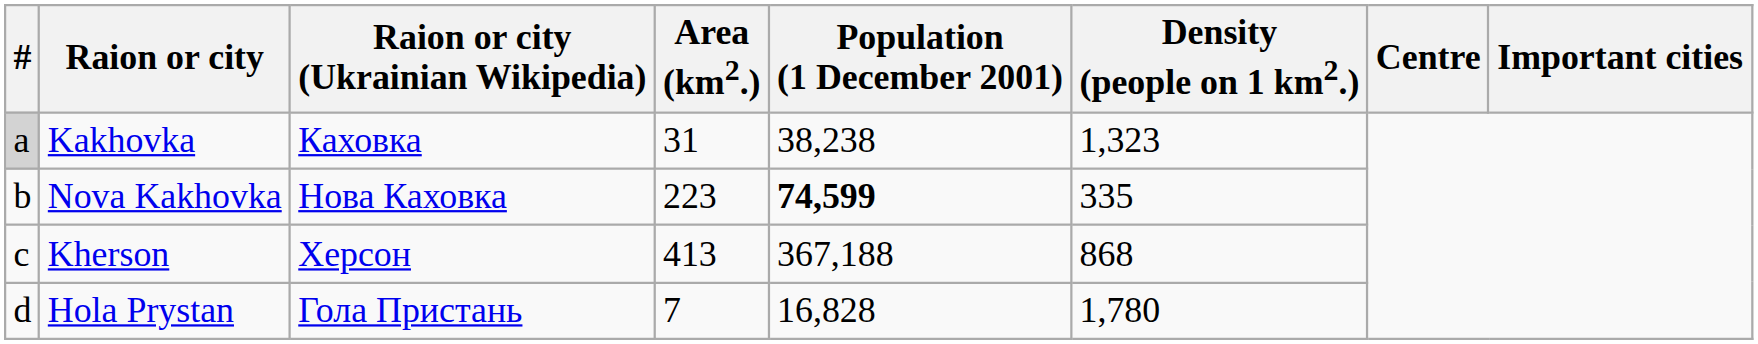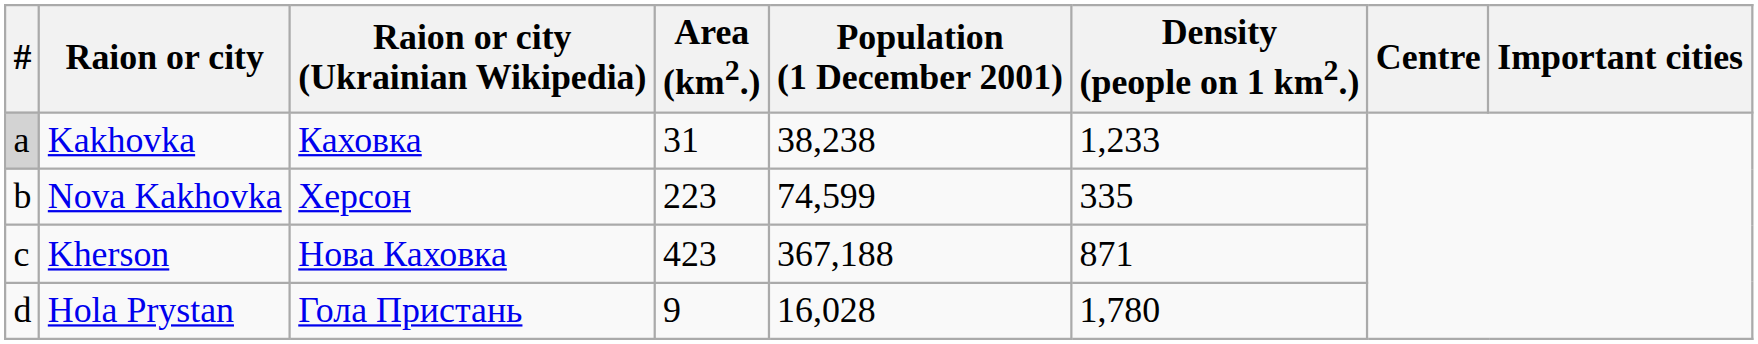(1120, 139) 1,323 -> (1120, 139) 1,233
(403, 196) Нова Каховка -> (355, 196) Херсон
(826, 196) bold -> (826, 196) normal
(355, 253) Херсон -> (403, 253) Нова Каховка
(690, 253) 413 -> (690, 253) 423
(1106, 253) 868 -> (1106, 253) 871
(672, 310) 7 -> (672, 310) 9
(826, 310) 16,828 -> (826, 310) 16,028
